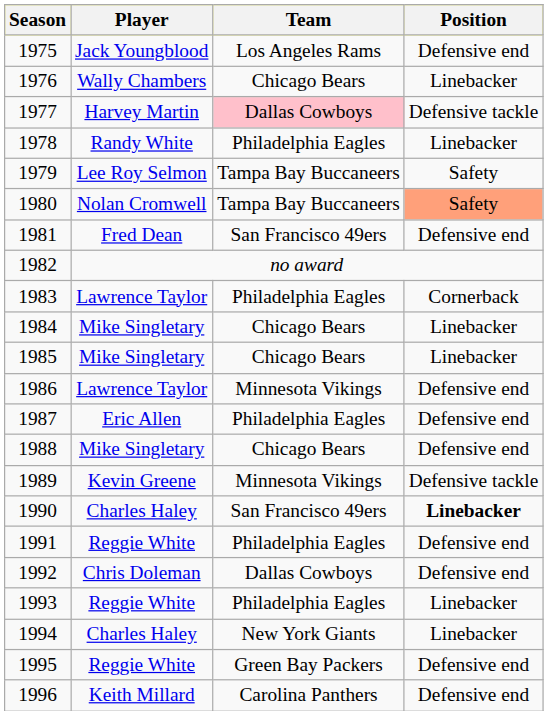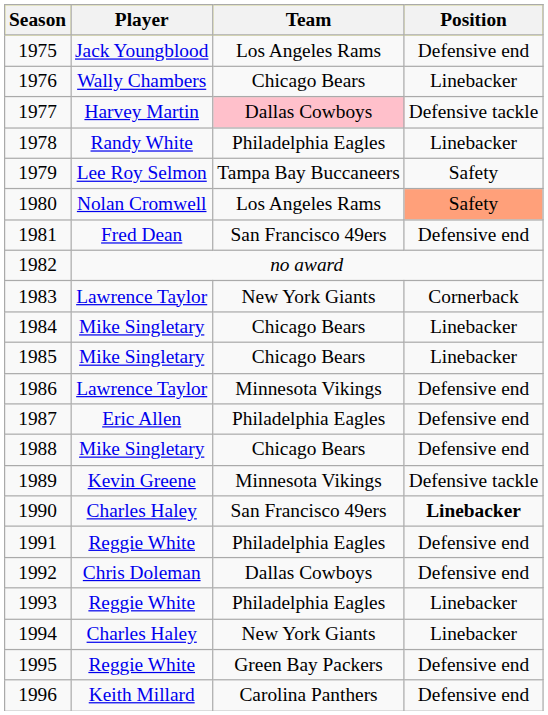(309, 204) Tampa Bay Buccaneers -> (309, 204) Los Angeles Rams
(309, 296) Philadelphia Eagles -> (309, 296) New York Giants
